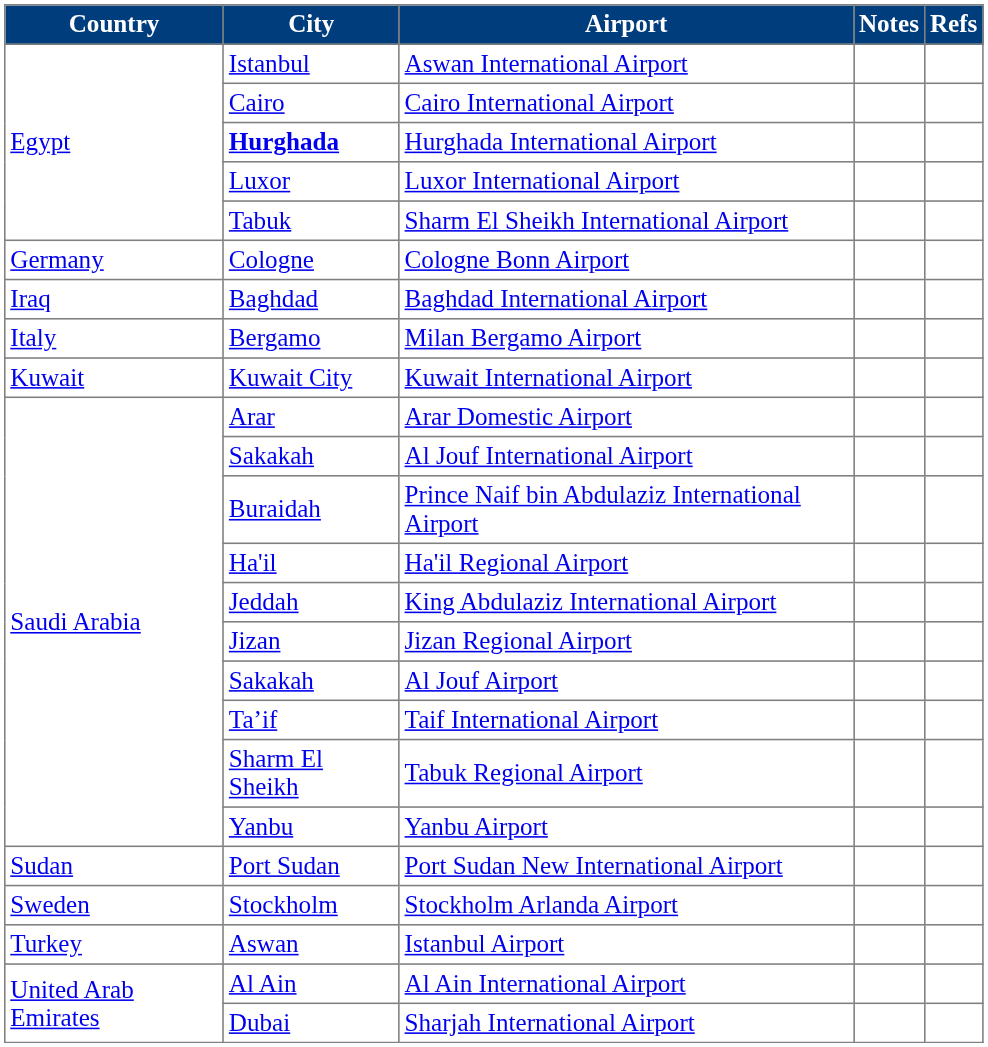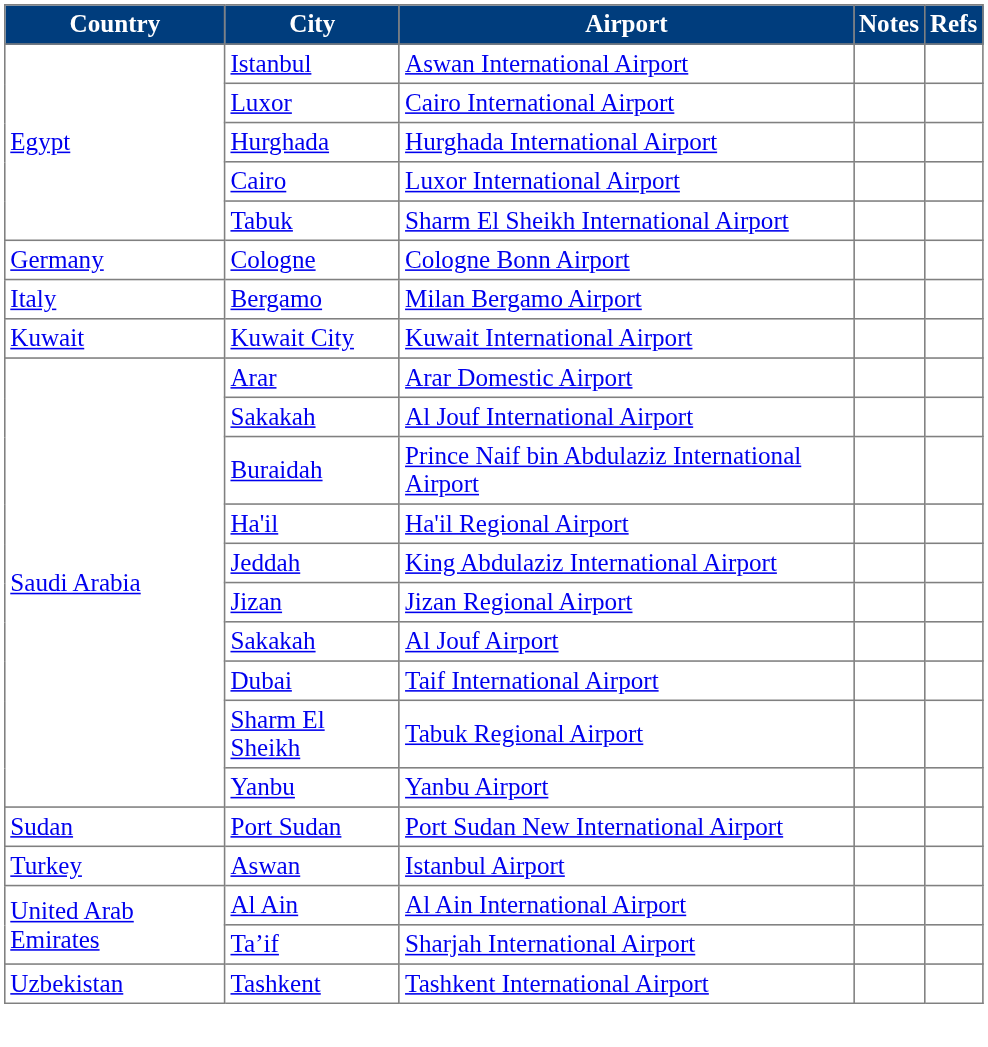(257, 102) Cairo -> (261, 102) Luxor
(284, 141) bold -> (280, 141) normal
(260, 181) Luxor -> (258, 181) Cairo
- row: (556, 298)
(253, 719) Ta’if -> (261, 680) Dubai
- row: (541, 904)
(260, 1022) Dubai -> (255, 944) Ta’if
+ row: (557, 983)
